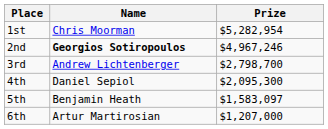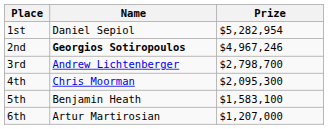(94, 30) Chris Moorman -> (94, 30) Daniel Sepiol
(94, 82) Daniel Sepiol -> (94, 82) Chris Moorman
(251, 99) $1,583,097 -> (251, 99) $1,583,100
